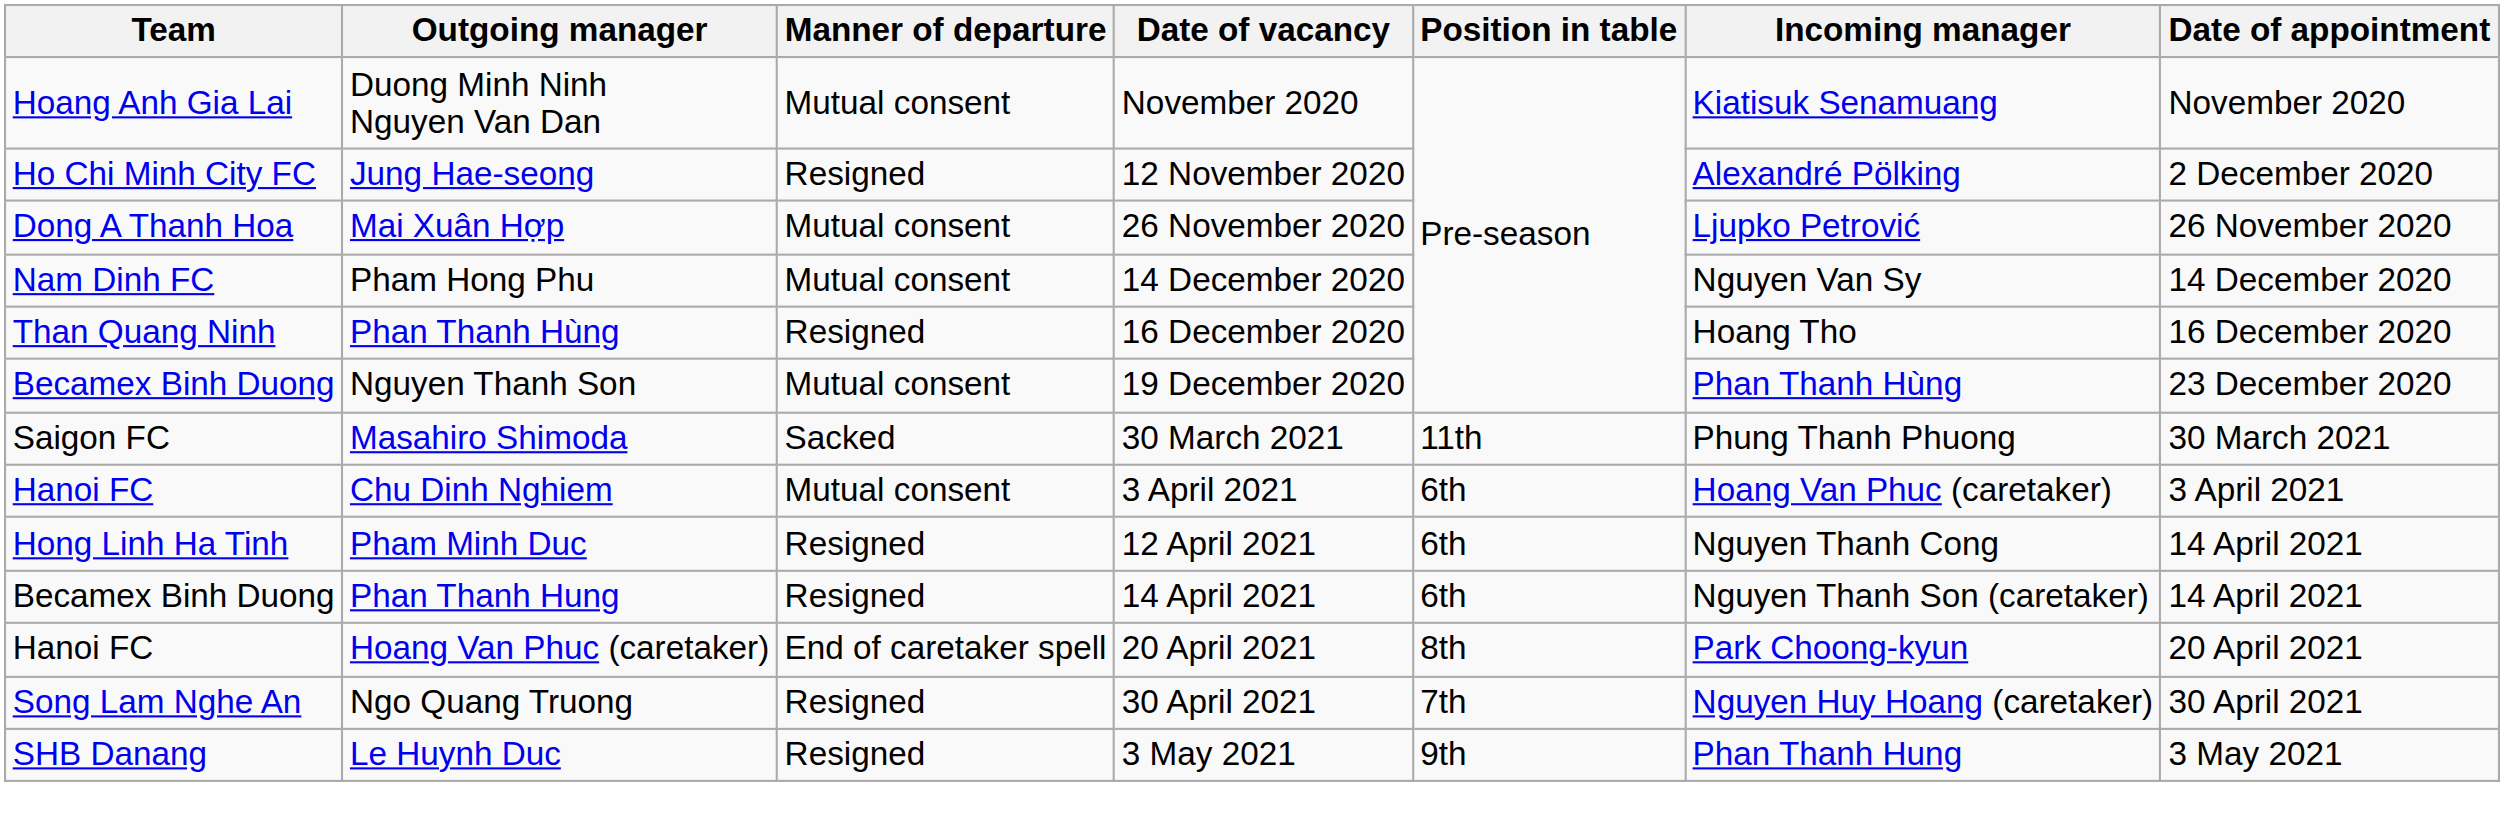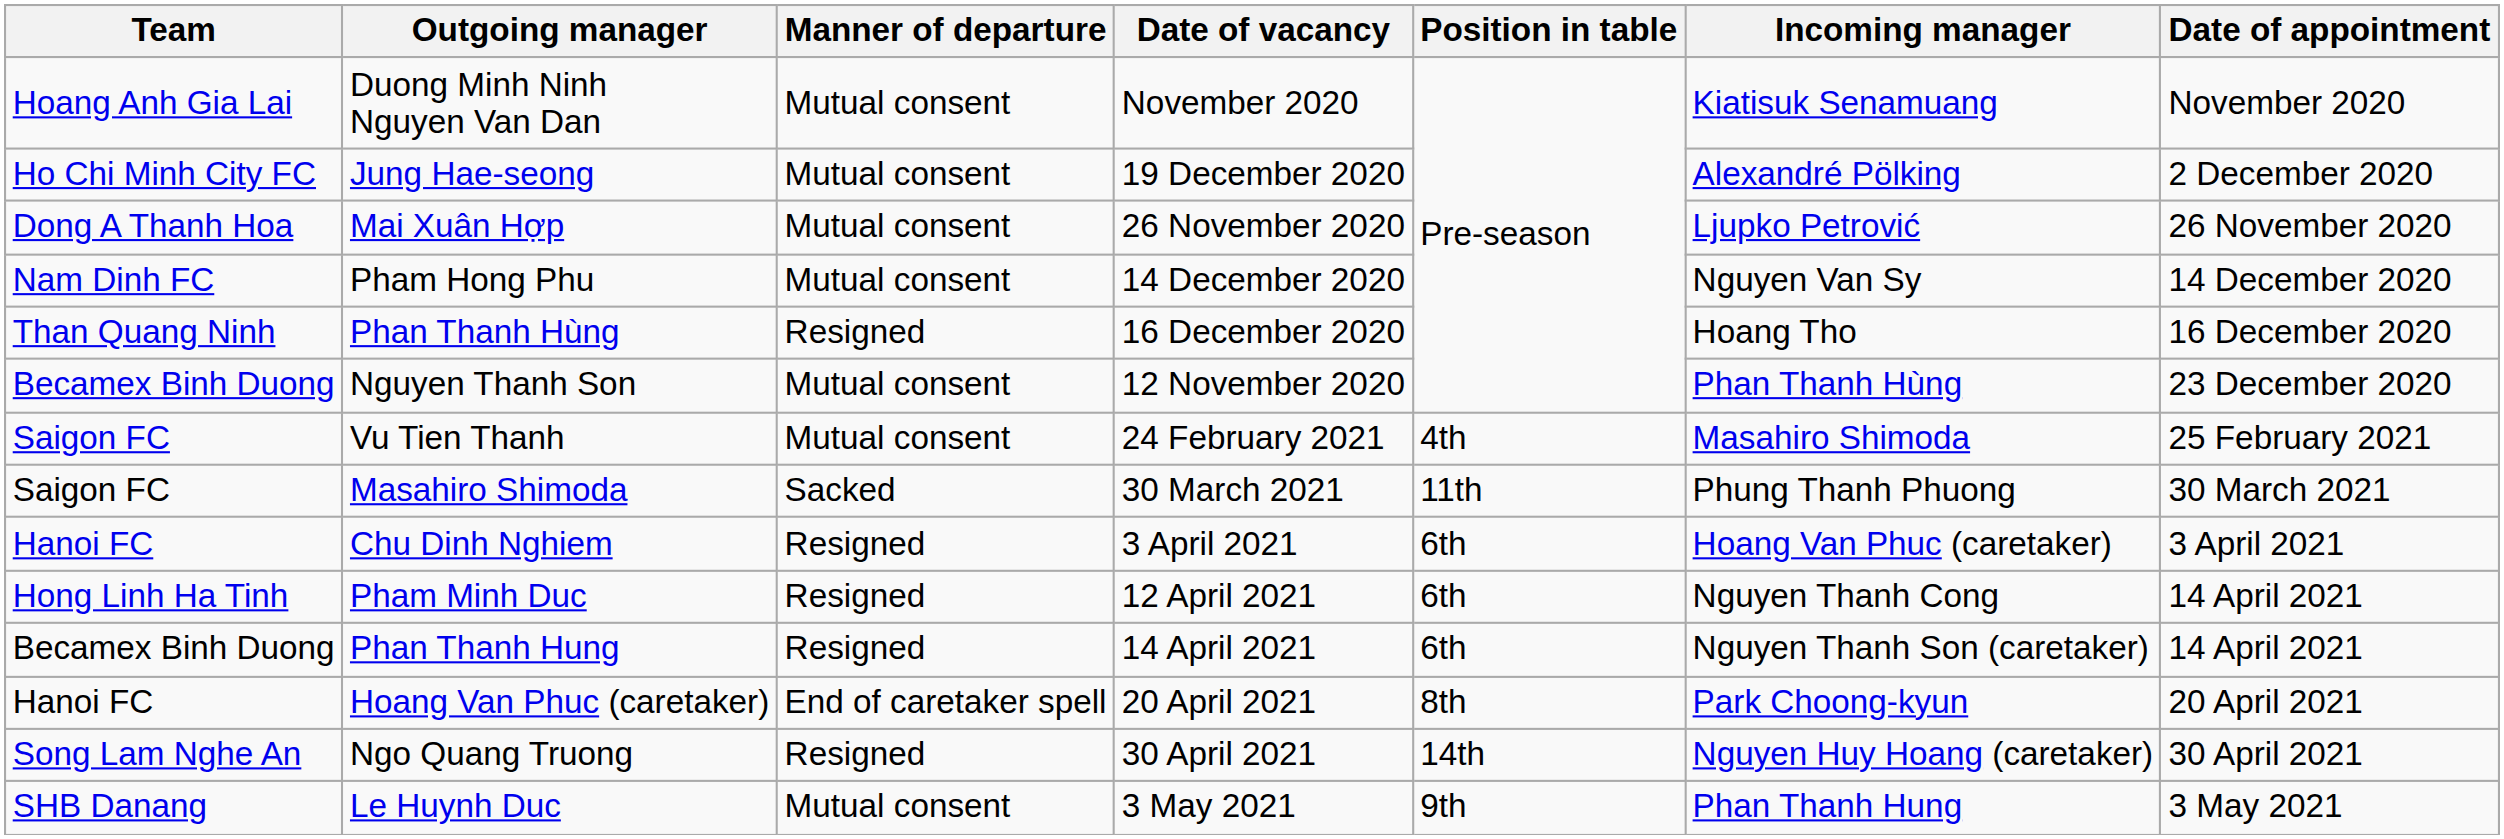(855, 173) Resigned -> (897, 173) Mutual consent
(1263, 173) 12 November 2020 -> (1263, 173) 19 December 2020
(1263, 385) 19 December 2020 -> (1263, 385) 12 November 2020
+ row: (457, 437)
(897, 490) Mutual consent -> (855, 543) Resigned
(1443, 701) 7th -> (1453, 754) 14th
(855, 754) Resigned -> (897, 807) Mutual consent
